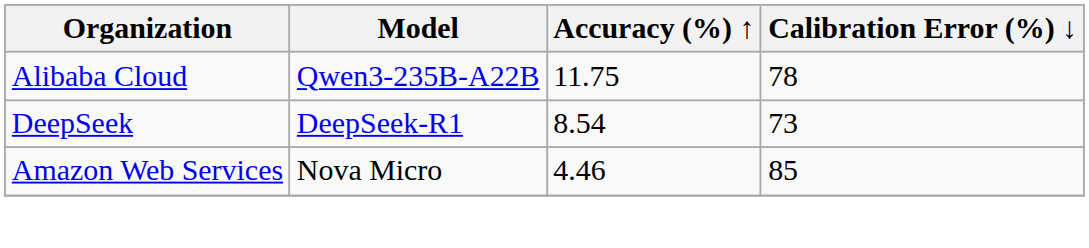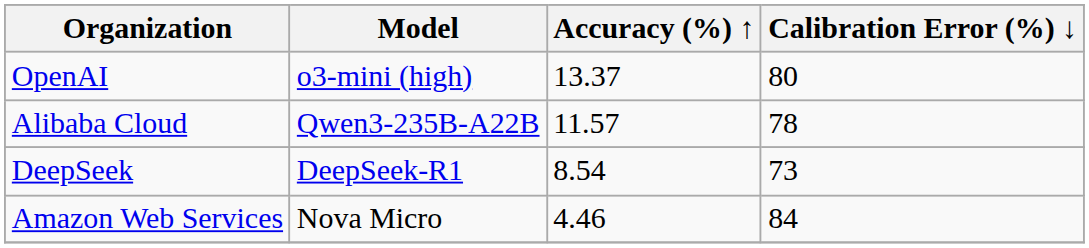+ row: (60, 75)
(586, 75) 11.75 -> (586, 123) 11.57
(783, 170) 85 -> (783, 218) 84
